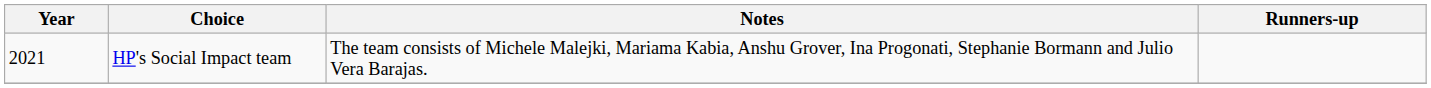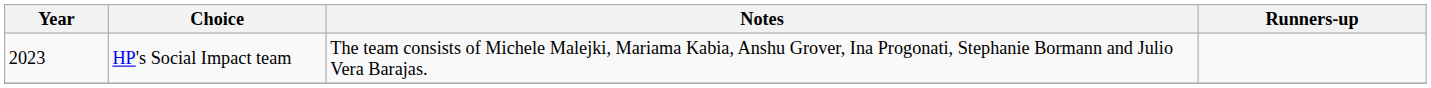(27, 58) 2021 -> (27, 58) 2023
